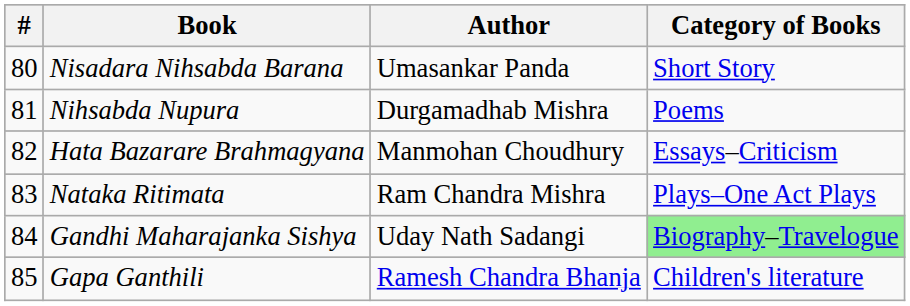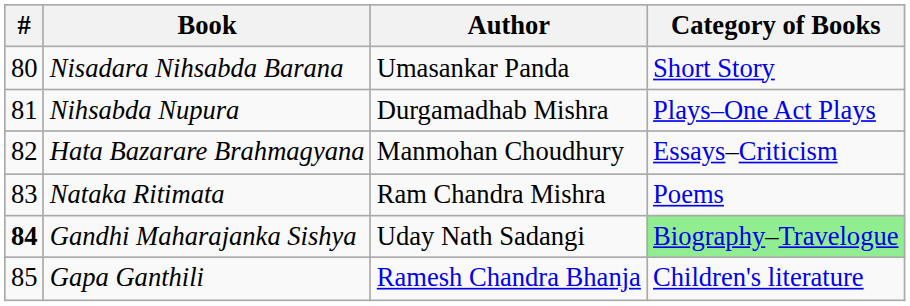(689, 109) Poems -> (764, 109) Plays–One Act Plays
(764, 194) Plays–One Act Plays -> (689, 194) Poems
(24, 236) normal -> (24, 236) bold
